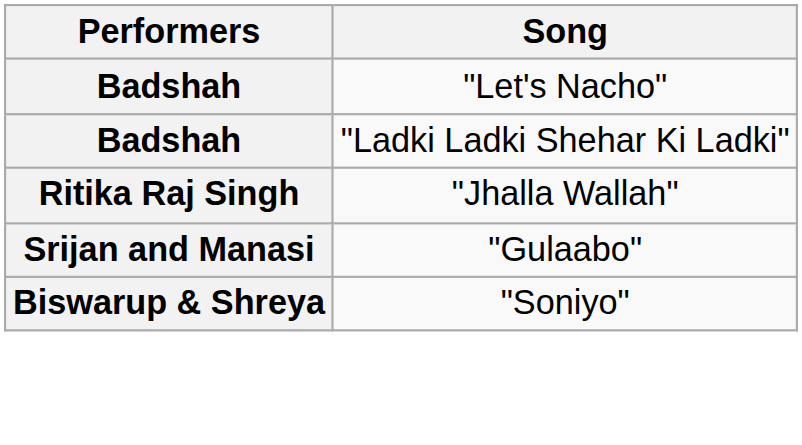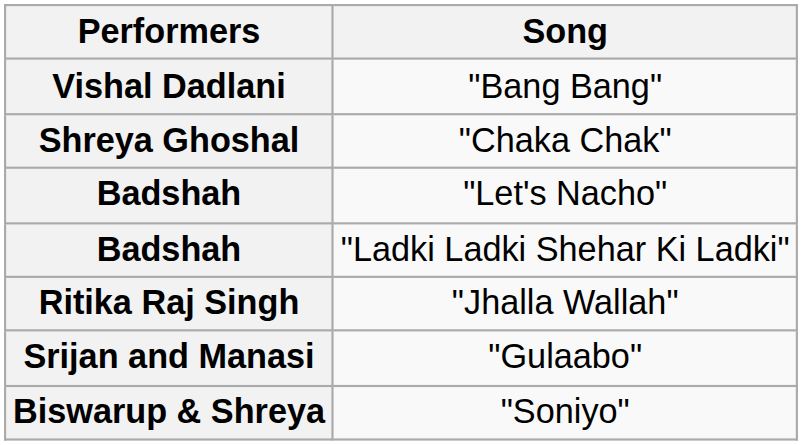+ row: (565, 85)
+ row: (565, 140)
